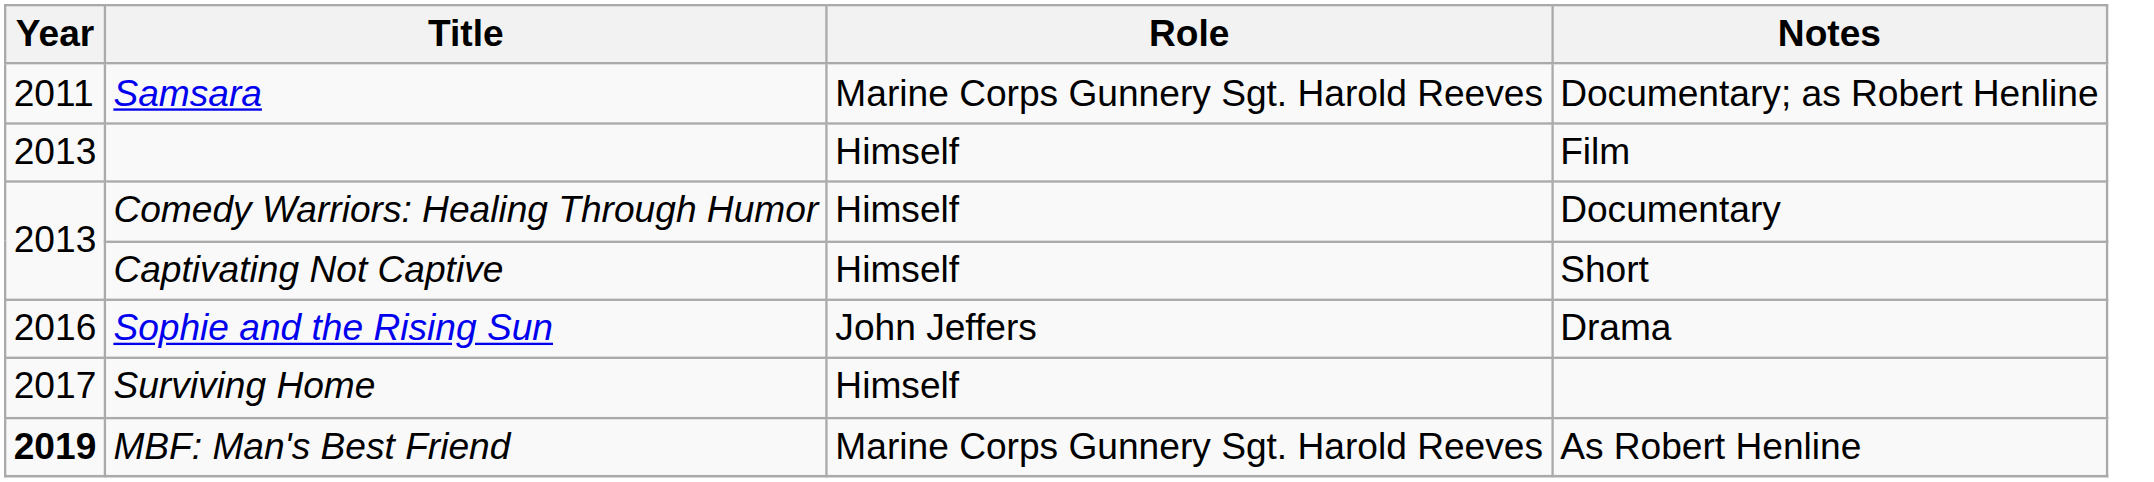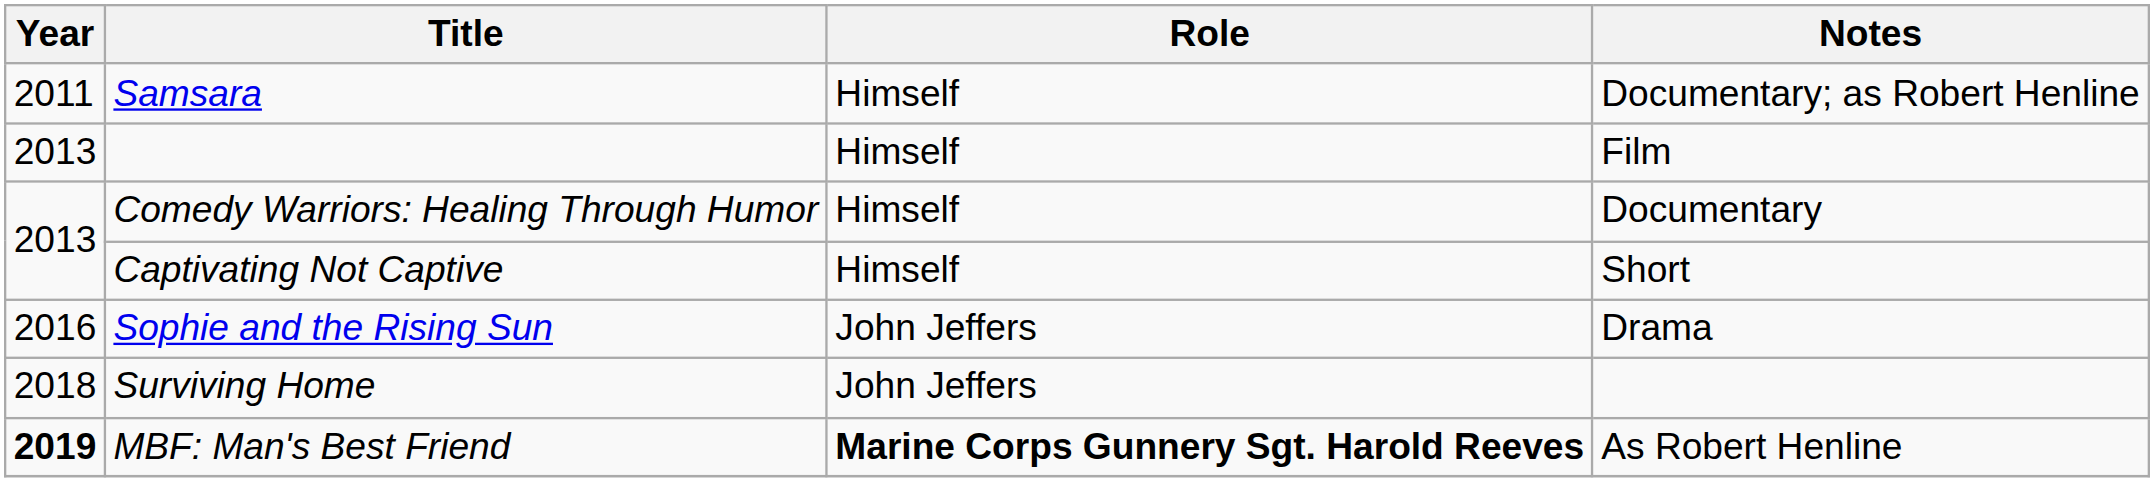(1189, 92) Marine Corps Gunnery Sgt. Harold Reeves -> (897, 92) Himself
(55, 387) 2017 -> (55, 387) 2018
(897, 387) Himself -> (936, 387) John Jeffers
(1189, 446) normal -> (1210, 446) bold
